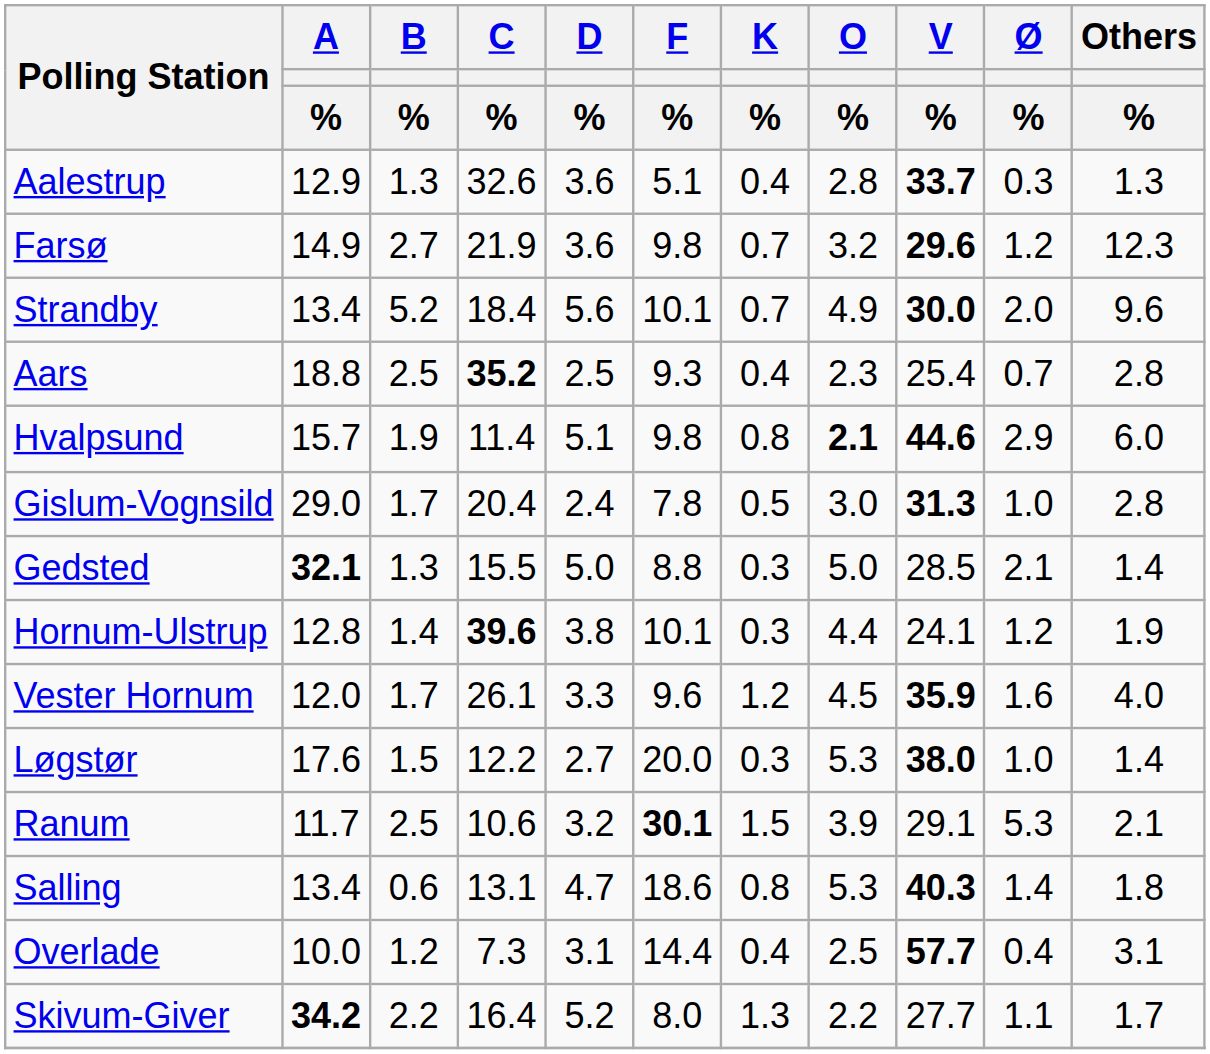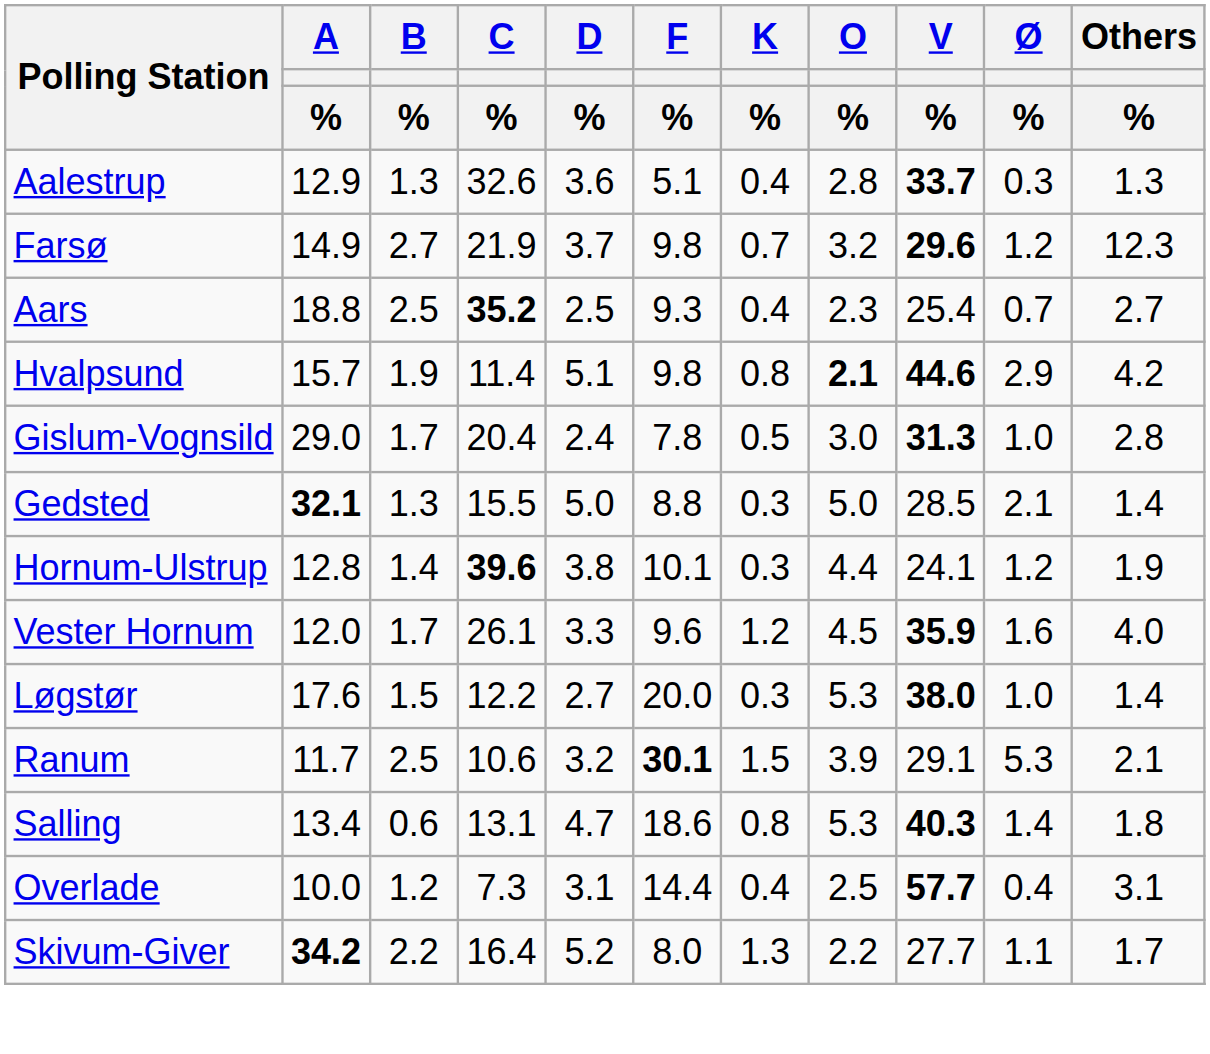(589, 245) 3.6 -> (589, 245) 3.7
- row: (86, 310)
(1139, 374) 2.8 -> (1139, 310) 2.7
(1139, 438) 6.0 -> (1139, 374) 4.2
